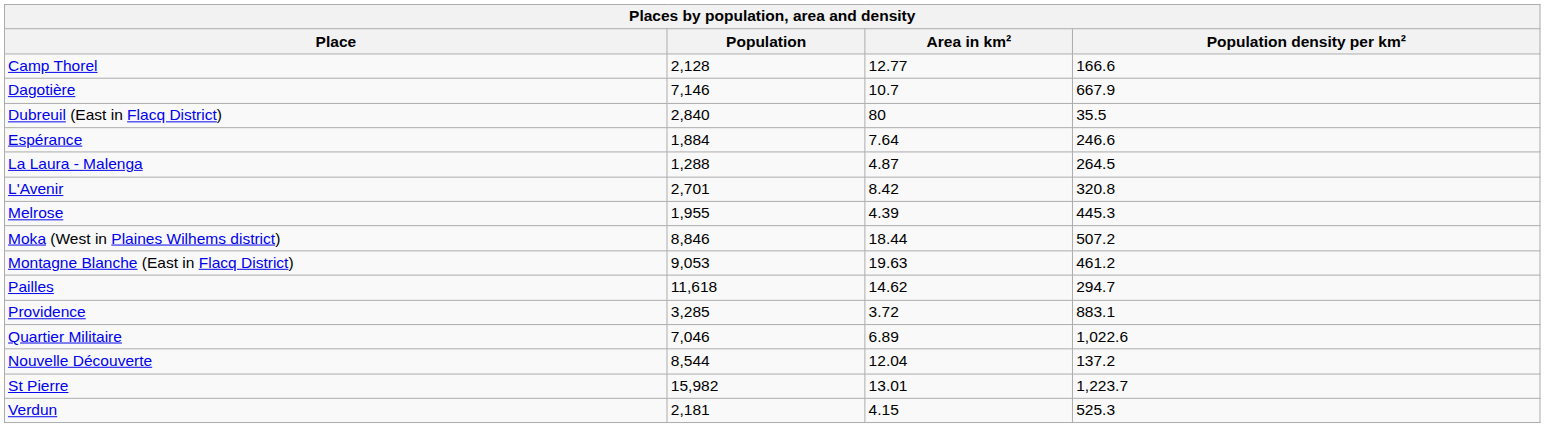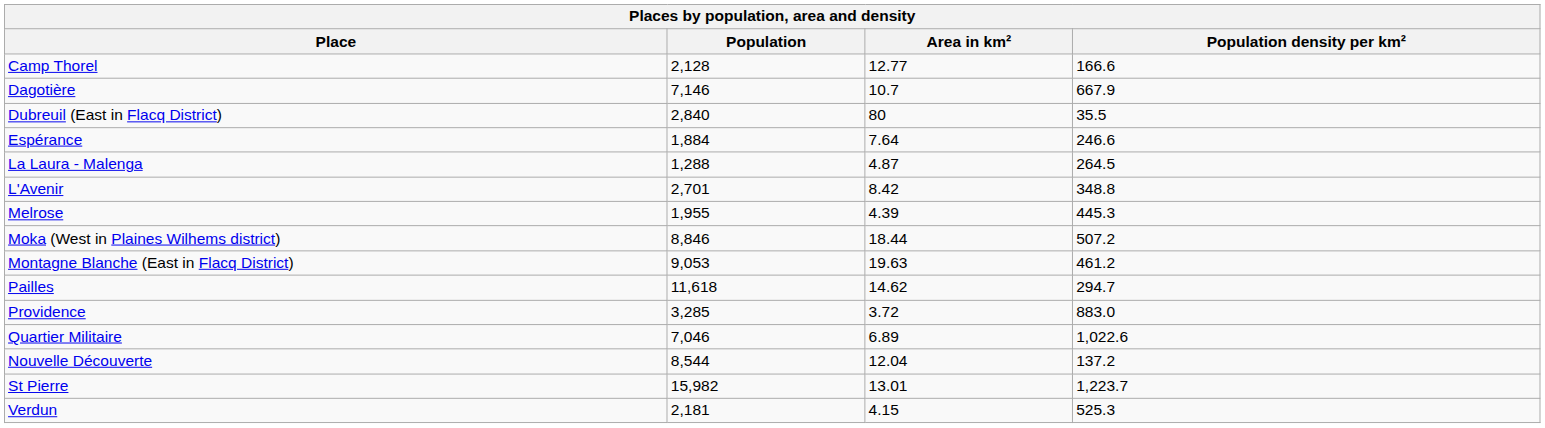(1096, 189) 320.8 -> (1096, 189) 348.8
(1096, 312) 883.1 -> (1096, 312) 883.0
